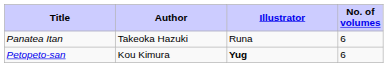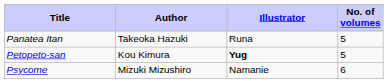(343, 39) 6 -> (343, 39) 5
(343, 54) 6 -> (343, 54) 5
+ row: (27, 70)
